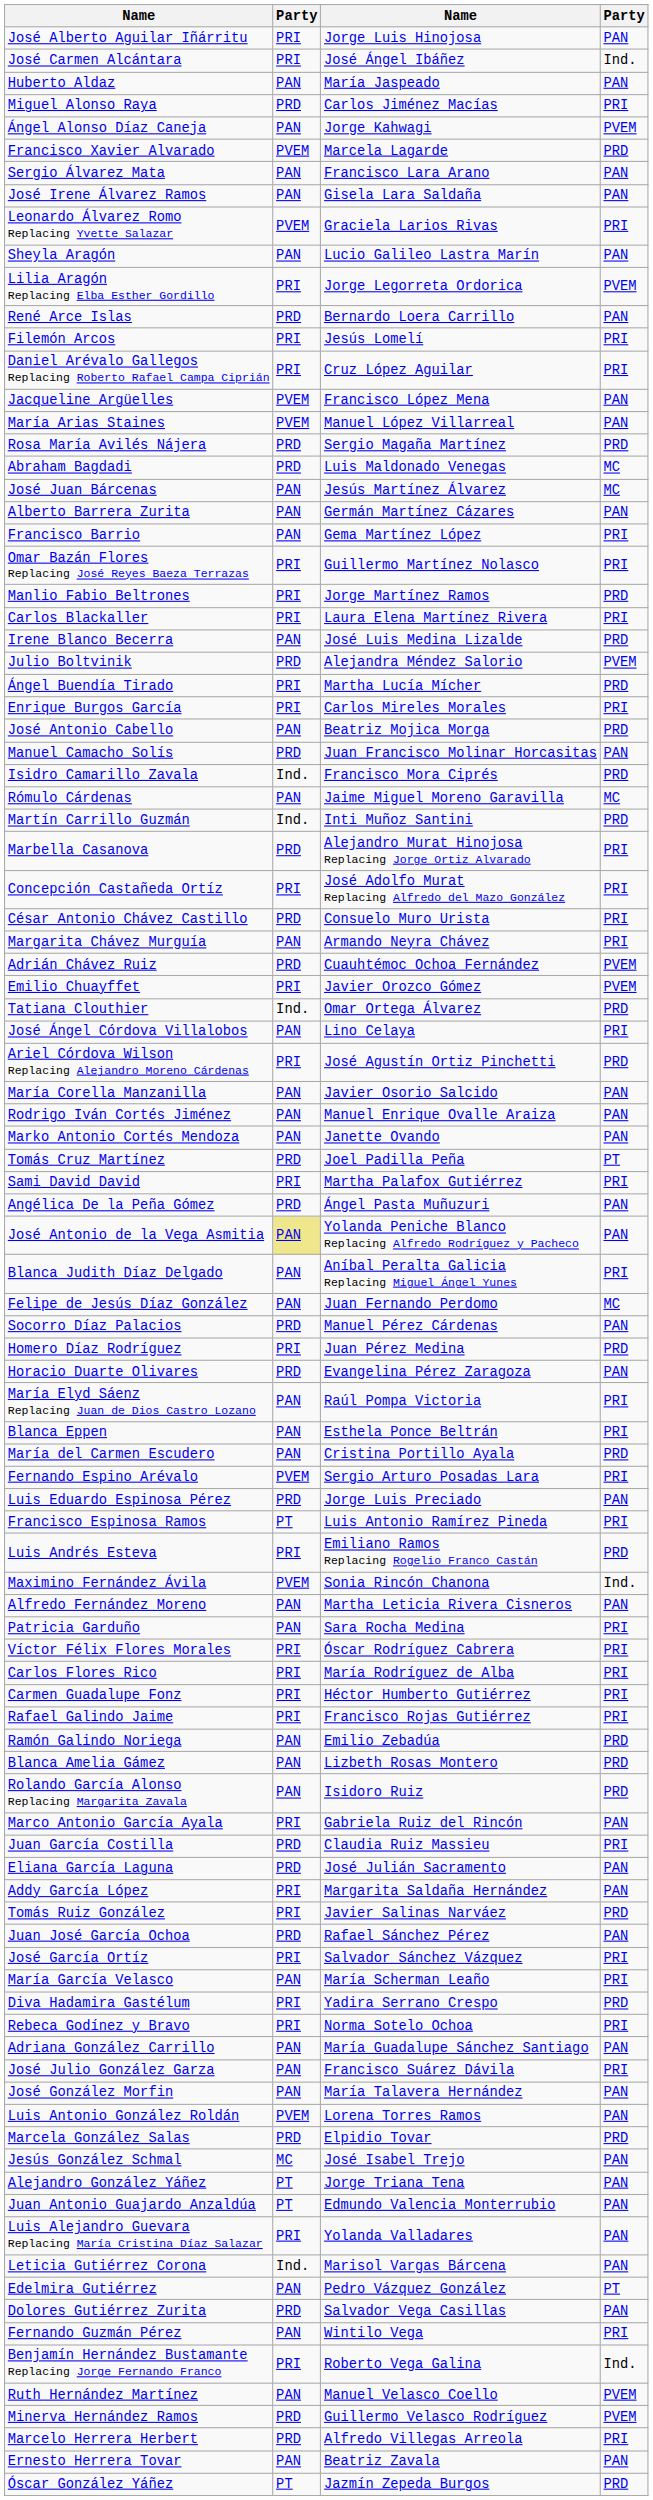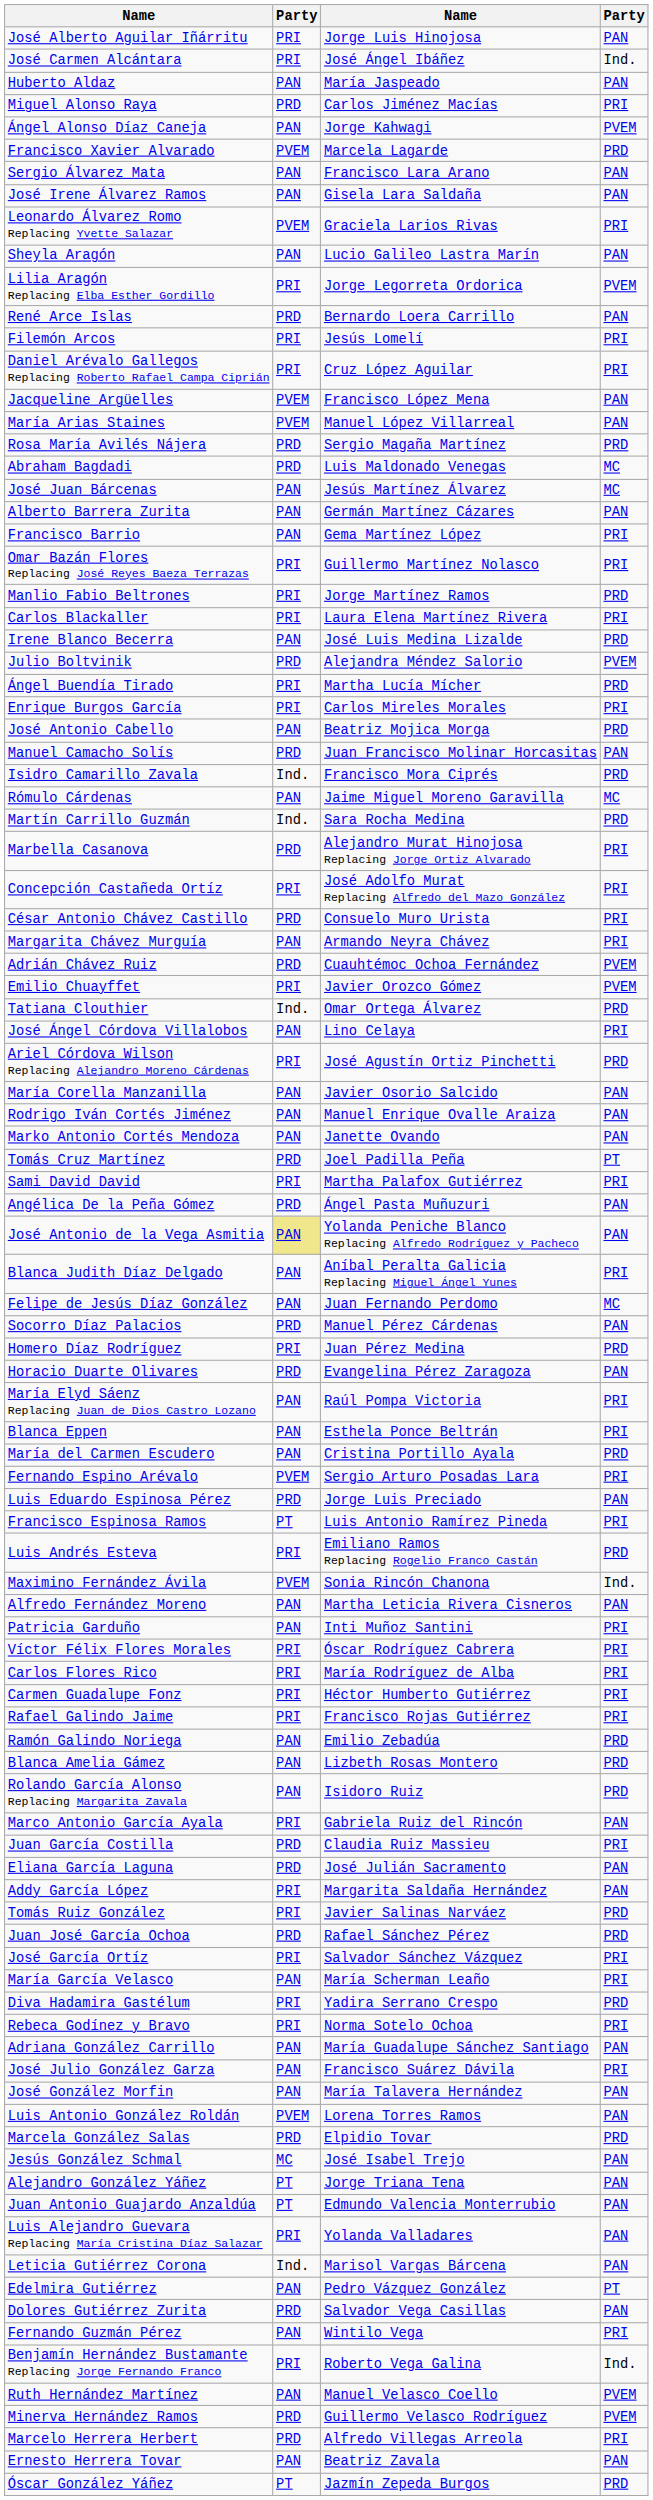(398, 820) Inti Muñoz Santini -> (394, 820) Sara Rocha Medina
(394, 1628) Sara Rocha Medina -> (398, 1628) Inti Muñoz Santini
(616, 1936) PAN -> (616, 1936) PRD
